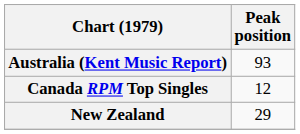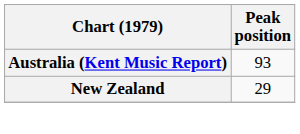- row: (118, 89)
